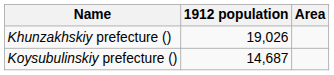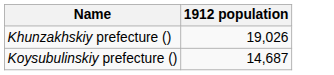- column: (310, 15)
